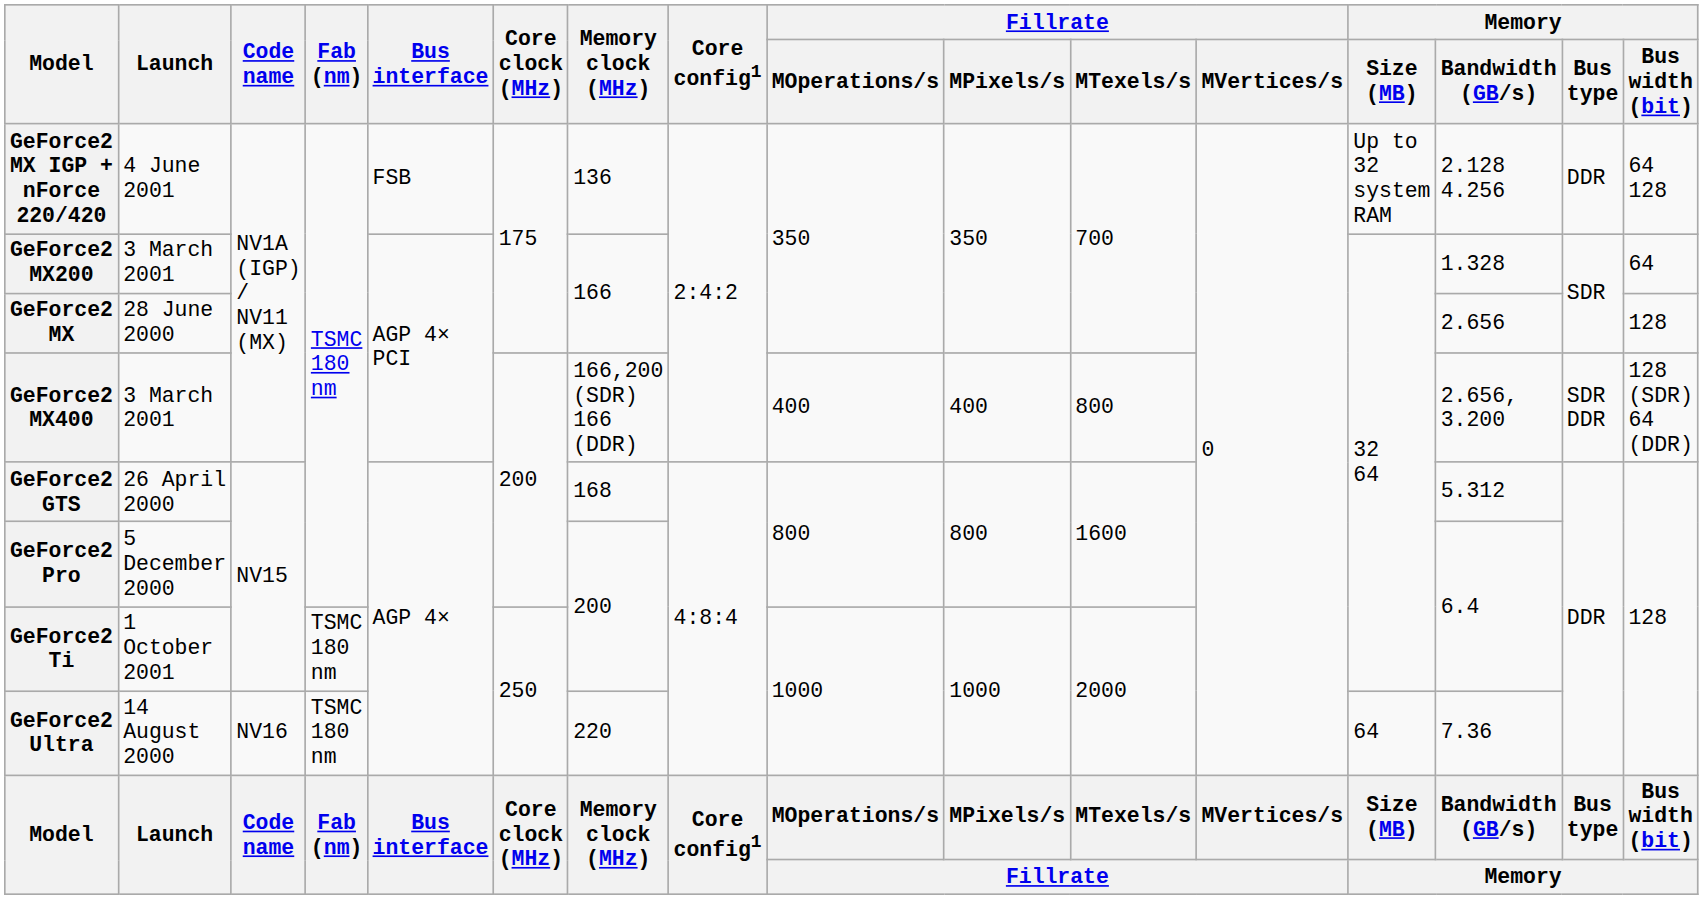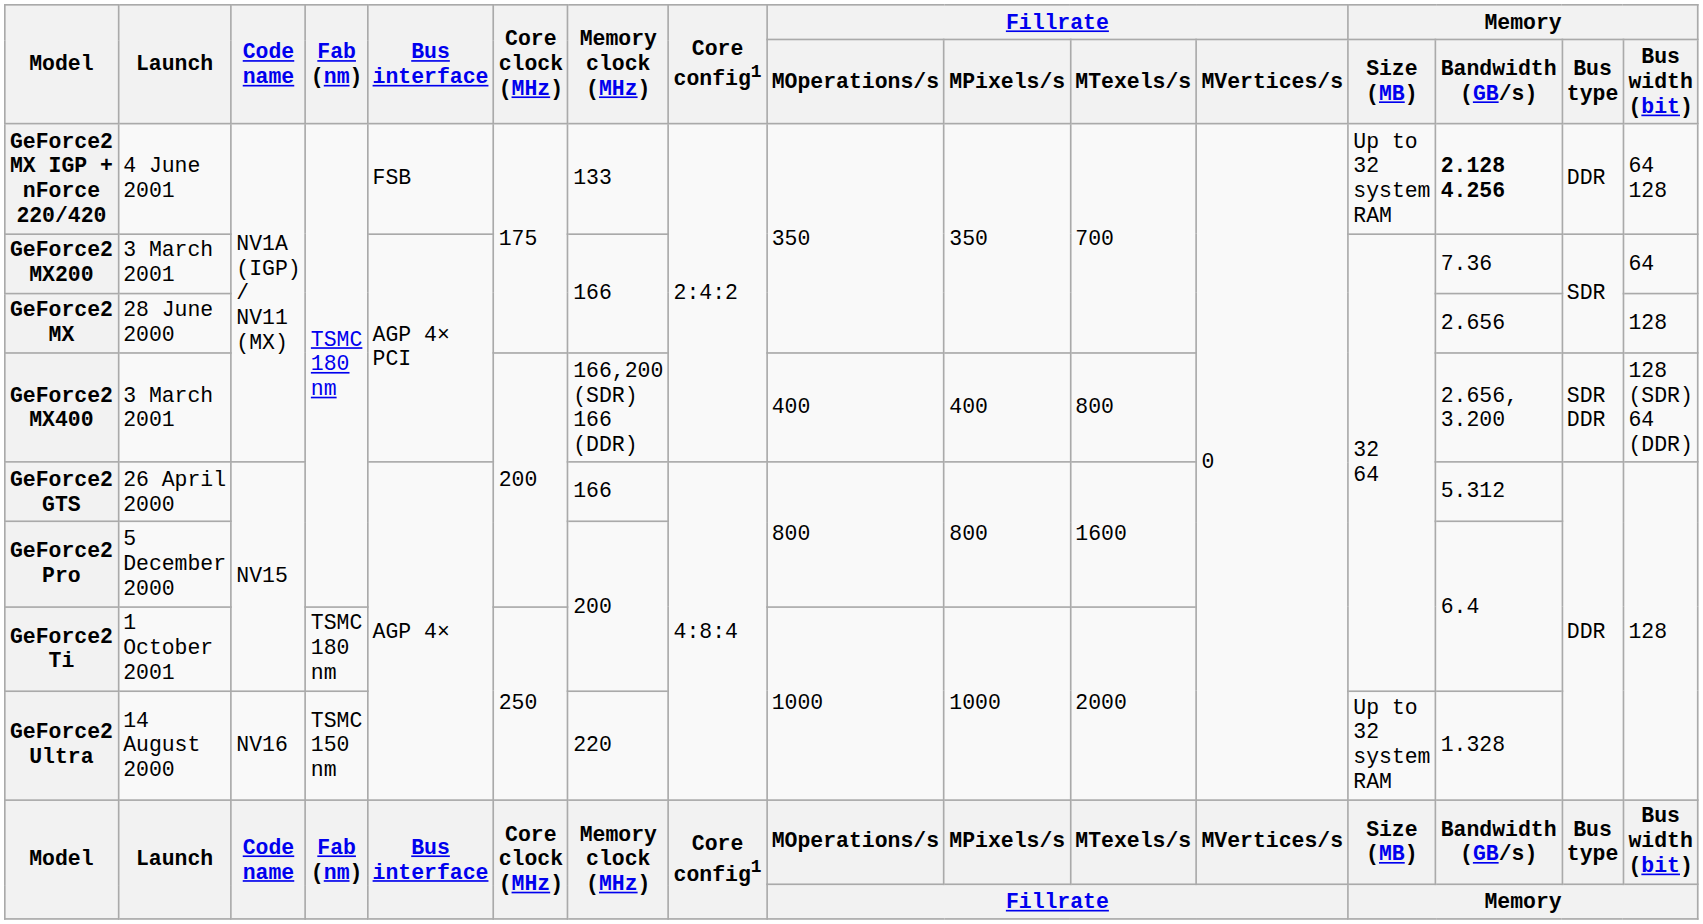(593, 179) 136 -> (593, 179) 133
(1473, 179) normal -> (1473, 179) bold
(1473, 263) 1.328 -> (1466, 263) 7.36
(593, 492) 168 -> (593, 492) 166
(337, 733) TSMC 180 nm -> (337, 745) TSMC 150 nm
(1366, 733) 64 -> (1392, 745) Up to 32 system RAM
(1466, 733) 7.36 -> (1473, 745) 1.328
